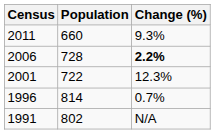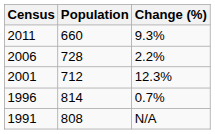(150, 56) bold -> (150, 56) normal
(72, 77) 722 -> (72, 77) 712
(72, 118) 802 -> (72, 118) 808
